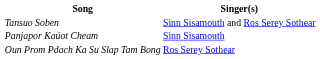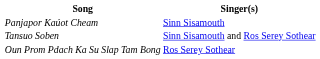rows swapped: (32, 22) <-> (51, 36)
